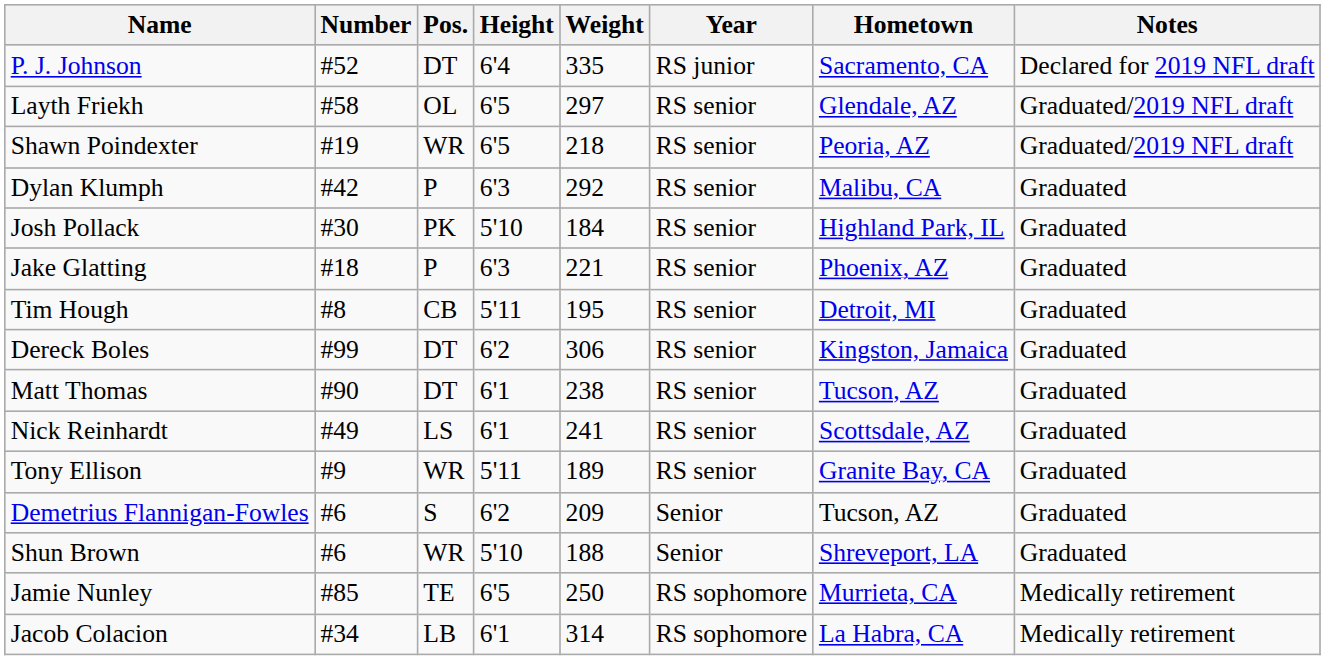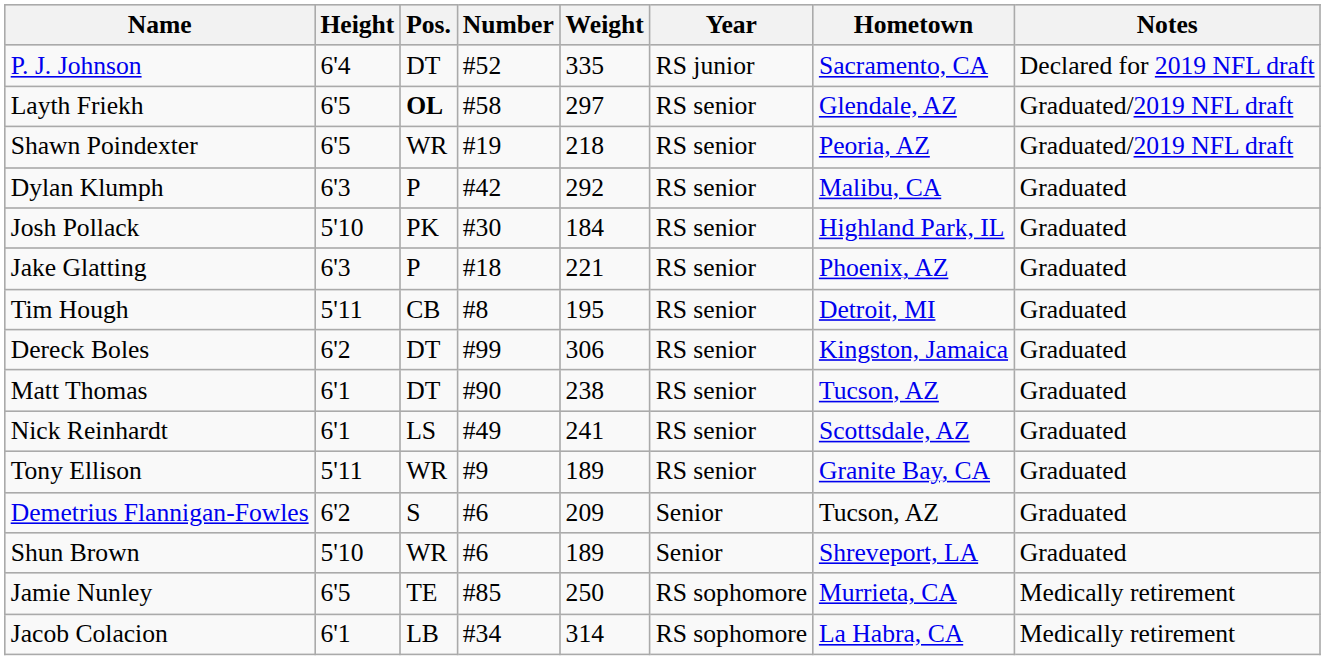columns swapped: (366, 24) <-> (517, 24)
(440, 106) normal -> (425, 106) bold
(585, 552) 188 -> (585, 552) 189
